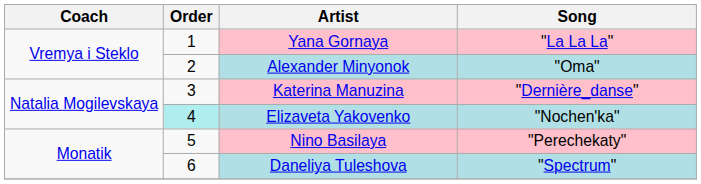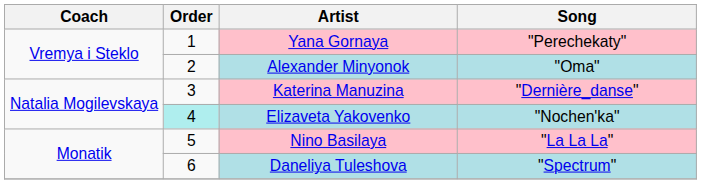(577, 41) "La La La" -> (577, 41) "Perechekaty"
(577, 141) "Perechekaty" -> (577, 141) "La La La"
